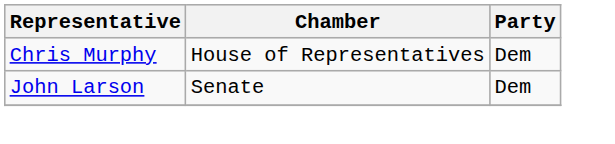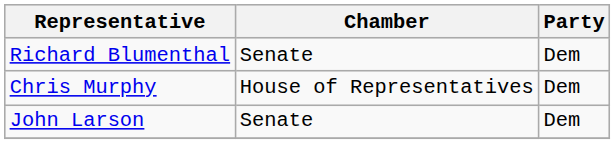+ row: (120, 55)
